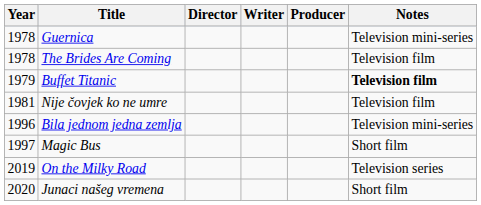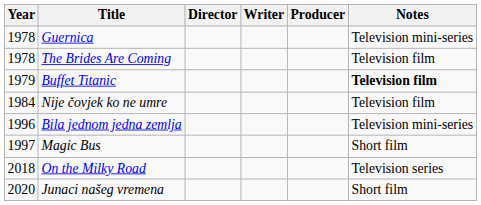(21, 102) 1981 -> (21, 102) 1984
(21, 168) 2019 -> (21, 168) 2018
